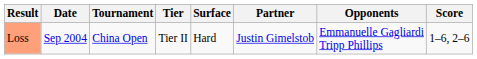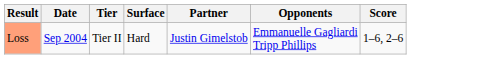- column: (123, 13)
